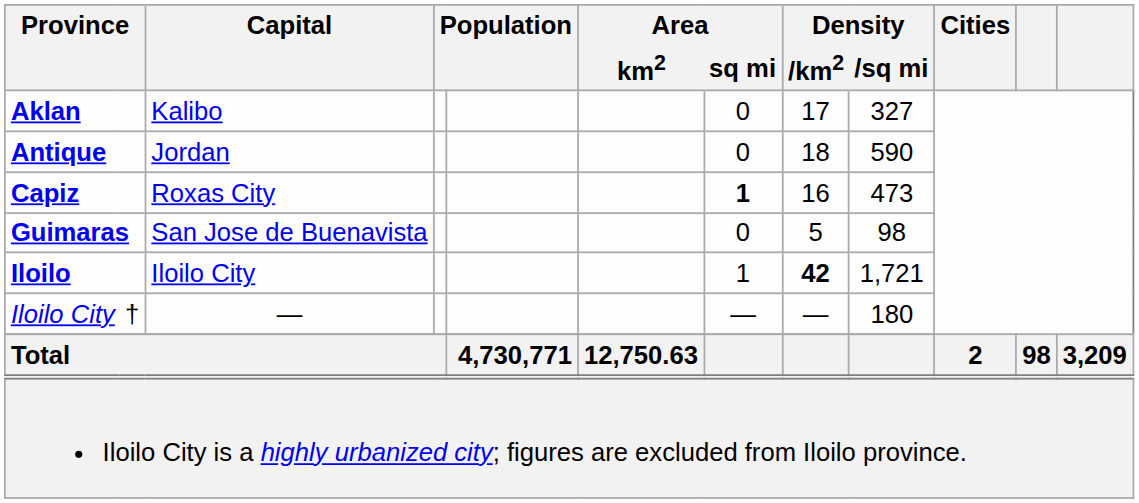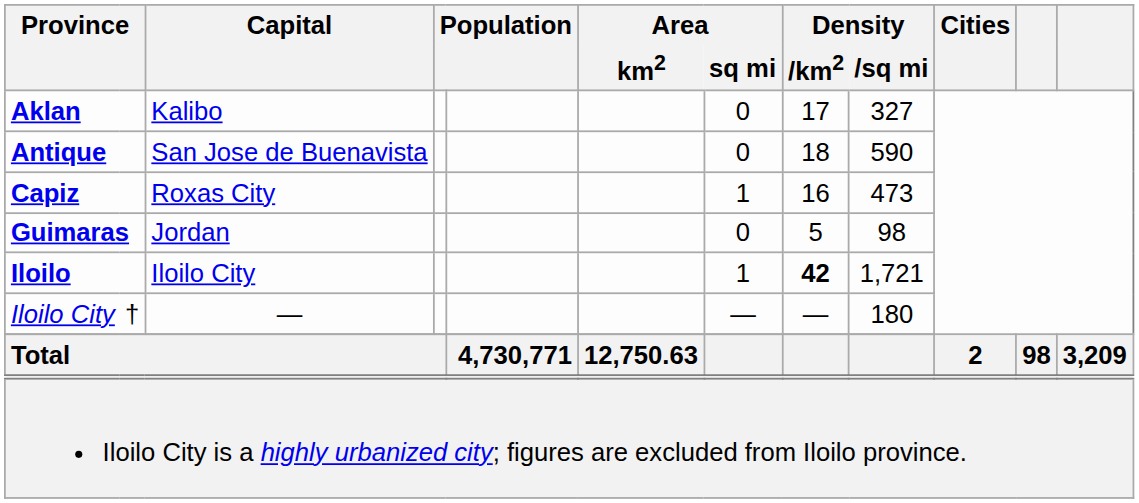(191, 152) Jordan -> (289, 152) San Jose de Buenavista
(743, 192) bold -> (743, 192) normal
(289, 233) San Jose de Buenavista -> (191, 233) Jordan
